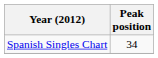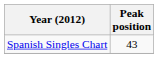(132, 44) 34 -> (132, 44) 43
